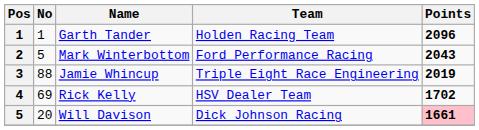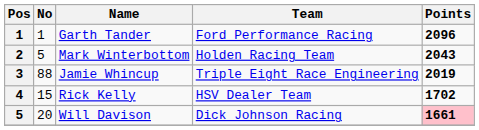(265, 35) Holden Racing Team -> (284, 35) Ford Performance Racing
(284, 55) Ford Performance Racing -> (265, 55) Holden Racing Team
(45, 95) 69 -> (45, 95) 15
